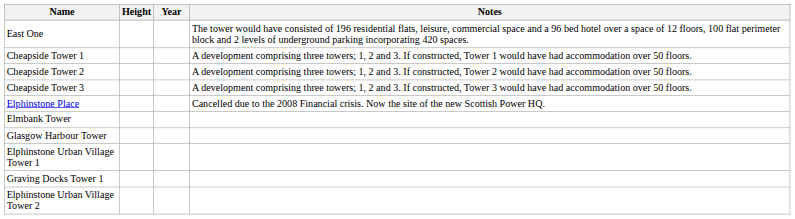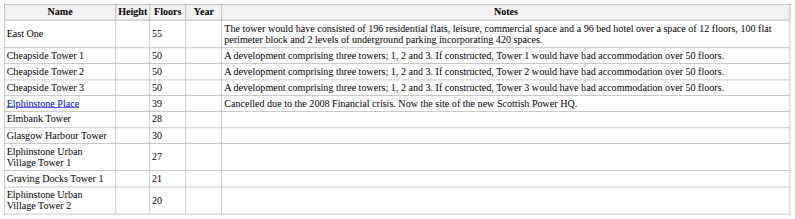+ column: (168, 12)
